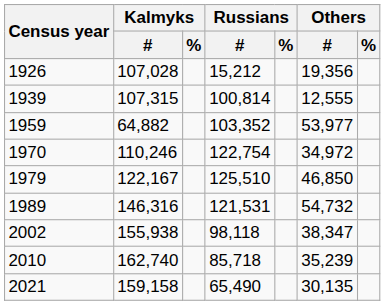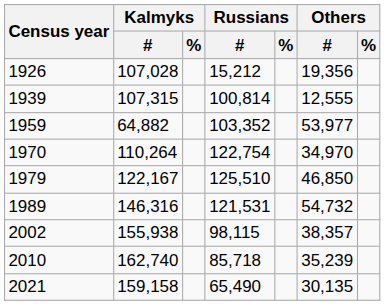(147, 152) 110,246 -> (147, 152) 110,264
(327, 152) 34,972 -> (327, 152) 34,970
(234, 233) 98,118 -> (234, 233) 98,115
(327, 233) 38,347 -> (327, 233) 38,357
